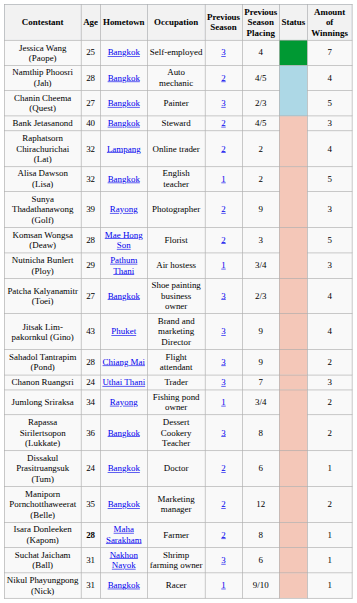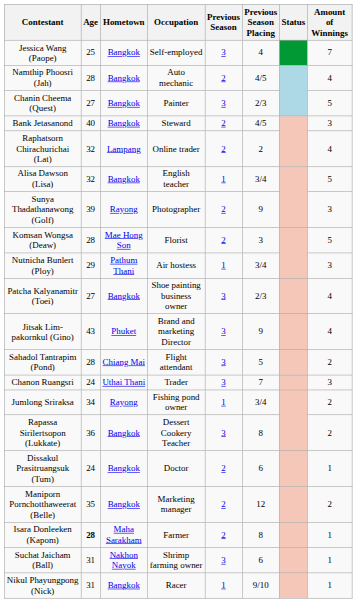(261, 179) 2 -> (261, 179) 3/4
(261, 362) 9 -> (261, 362) 5
